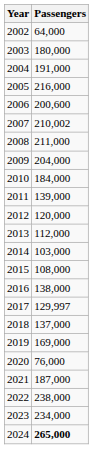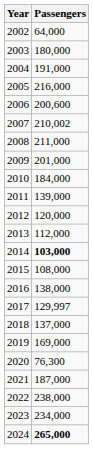(52, 160) 204,000 -> (52, 160) 201,000
(52, 251) normal -> (52, 251) bold
(50, 361) 76,000 -> (50, 361) 76,300
